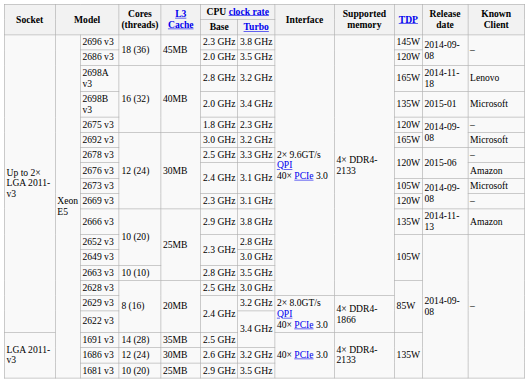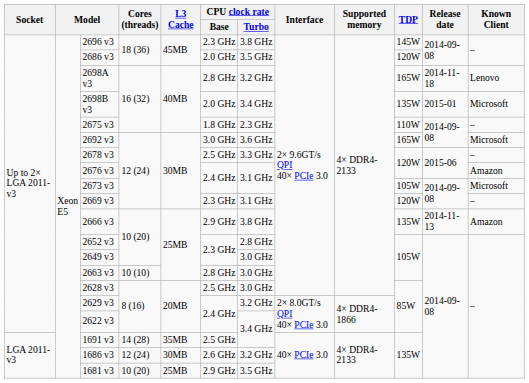(408, 125) 120W -> (408, 125) 110W
(256, 140) 3.2 GHz -> (256, 140) 3.6 GHz
(256, 272) 3.5 GHz -> (256, 272) 3.0 GHz
